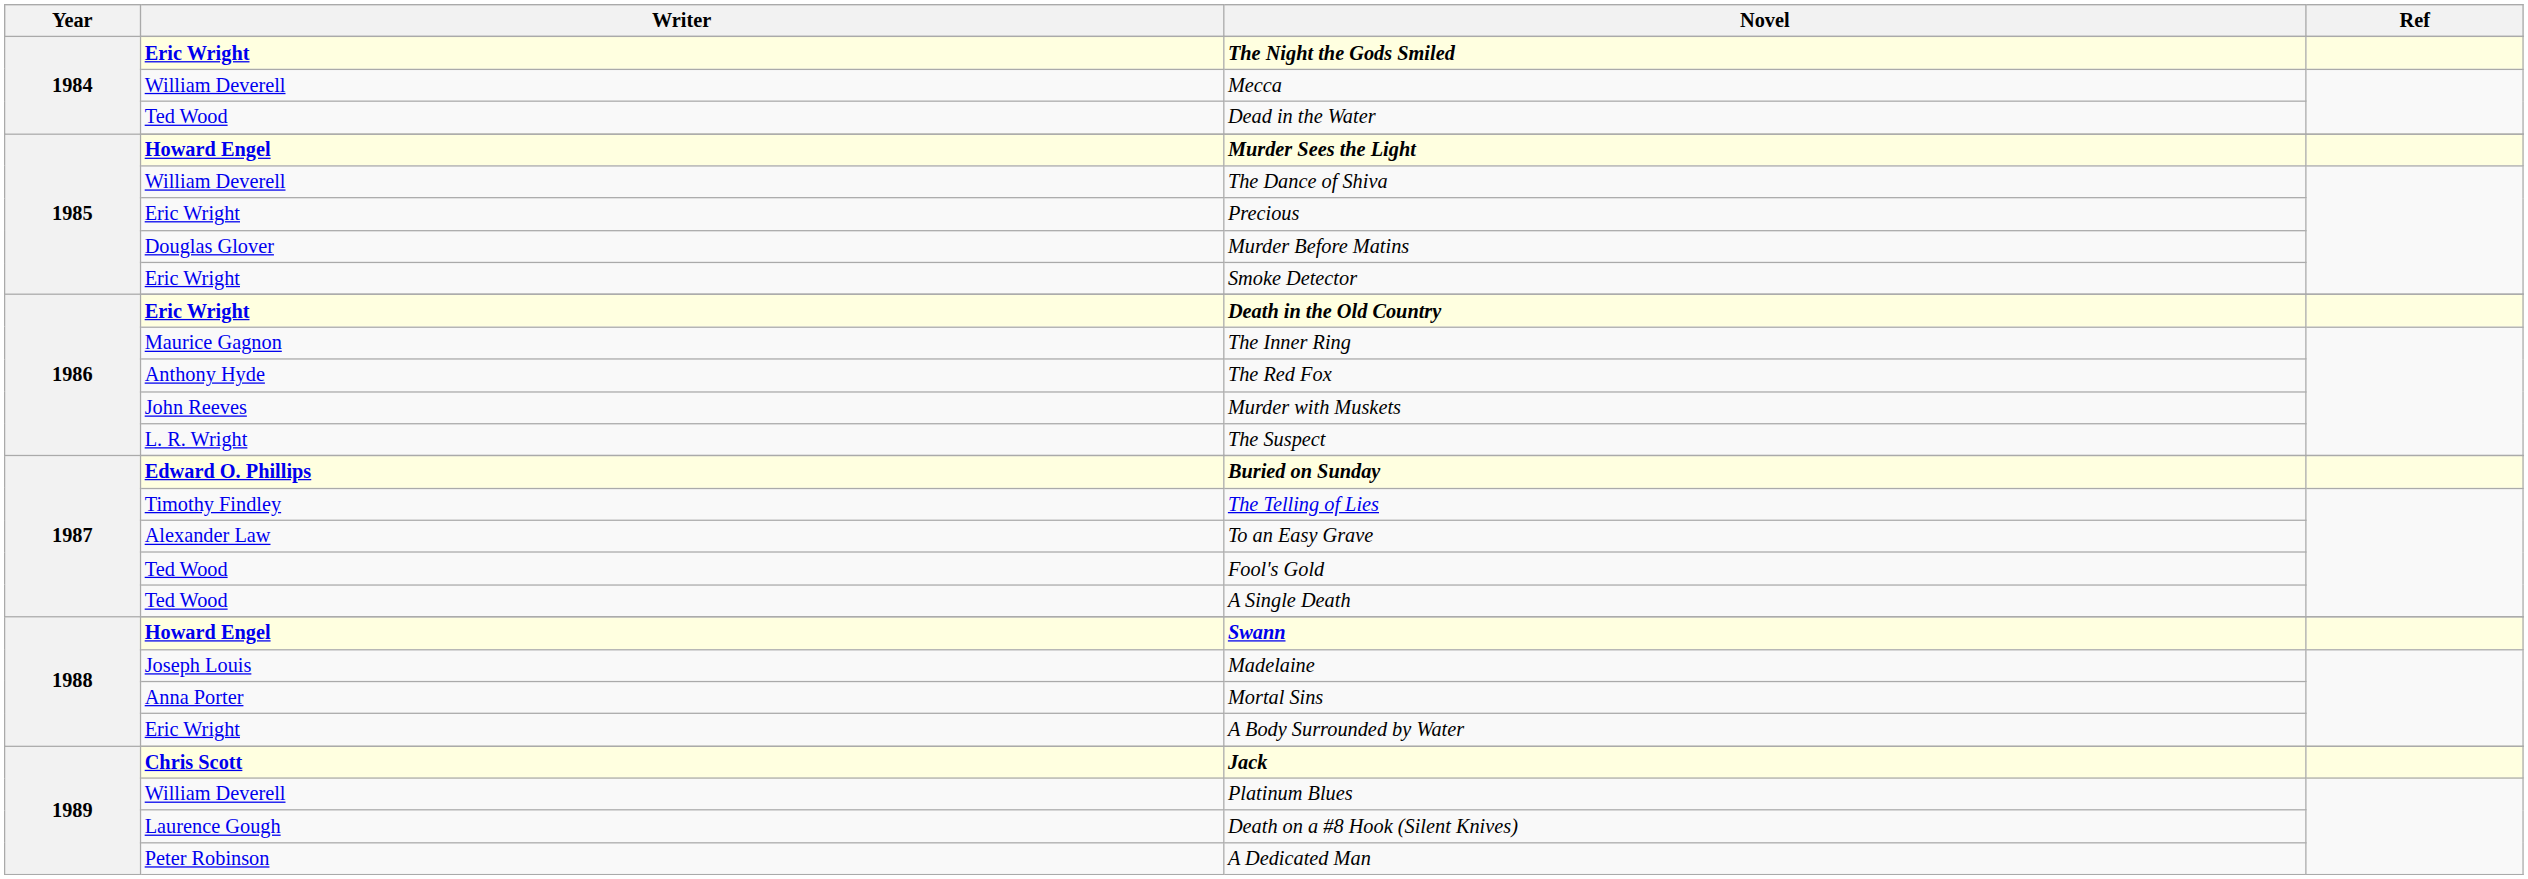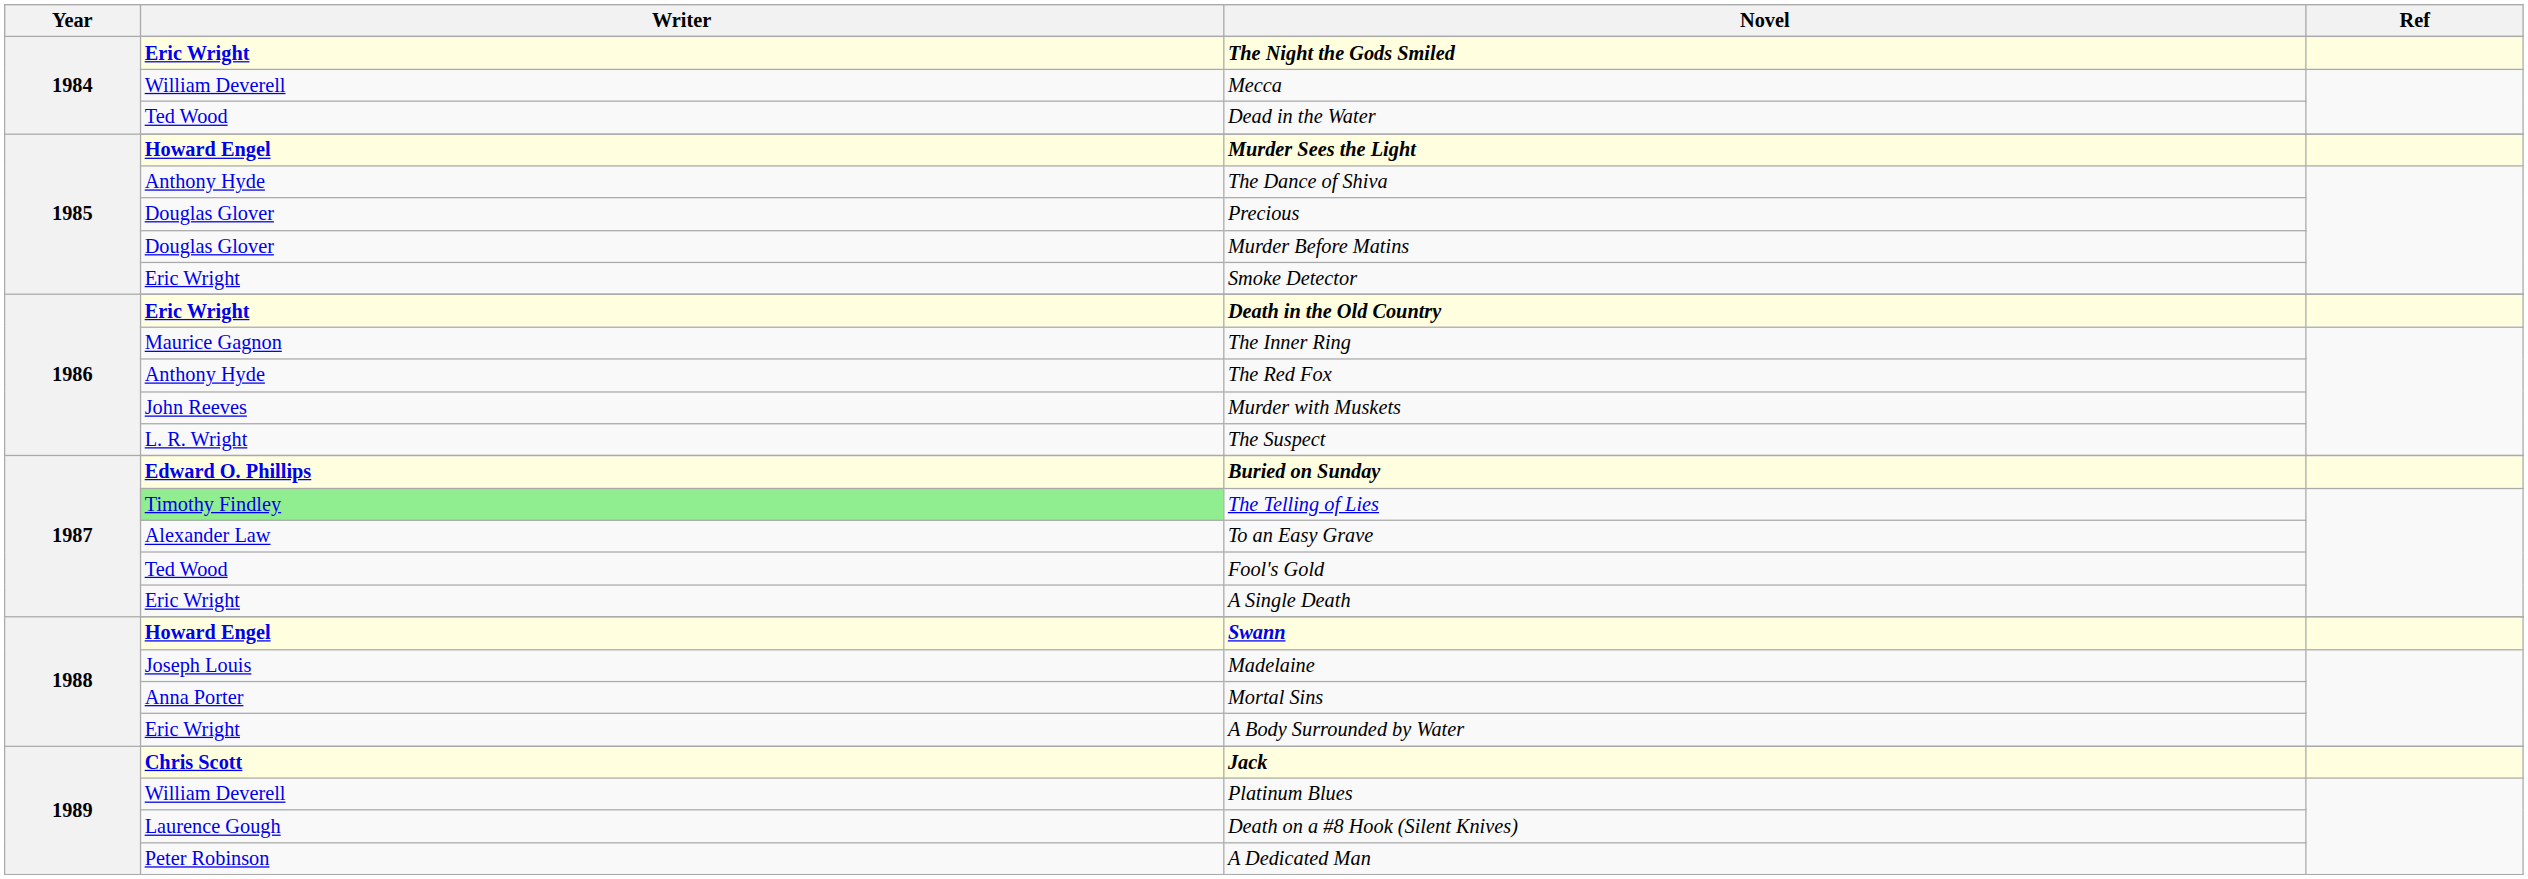(215, 181) William Deverell -> (205, 181) Anthony Hyde
(192, 213) Eric Wright -> (209, 213) Douglas Glover
(213, 504) no background -> (213, 504) lightgreen background
(186, 600) Ted Wood -> (192, 600) Eric Wright
